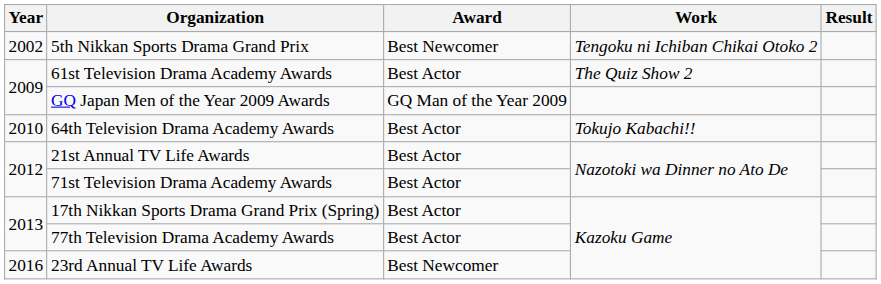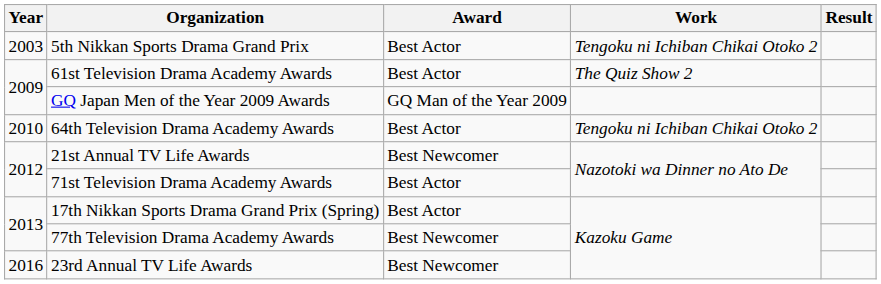(26, 45) 2002 -> (26, 45) 2003
(443, 45) Best Newcomer -> (424, 45) Best Actor
(635, 127) Tokujo Kabachi!! -> (696, 127) Tengoku ni Ichiban Chikai Otoko 2
(424, 155) Best Actor -> (443, 155) Best Newcomer
(424, 237) Best Actor -> (443, 237) Best Newcomer
